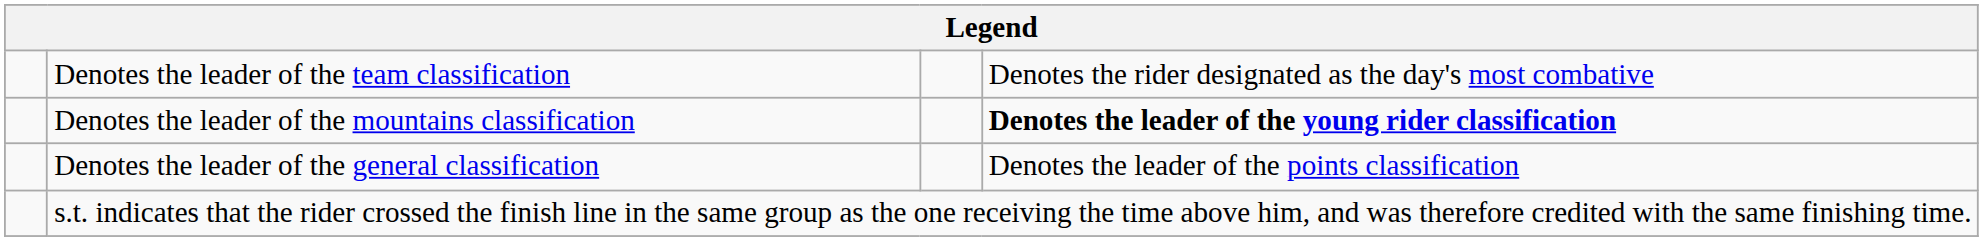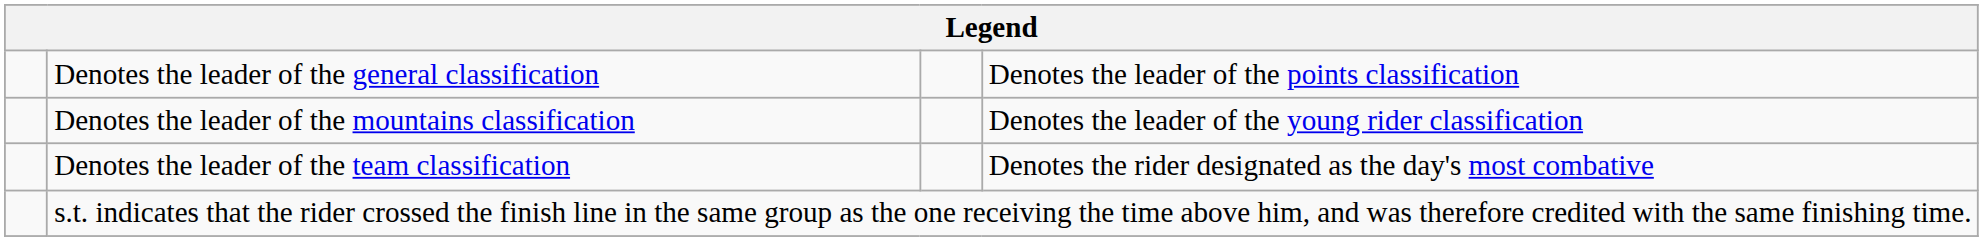rows swapped: (327, 166) <-> (312, 73)
(1302, 119) bold -> (1286, 119) normal
